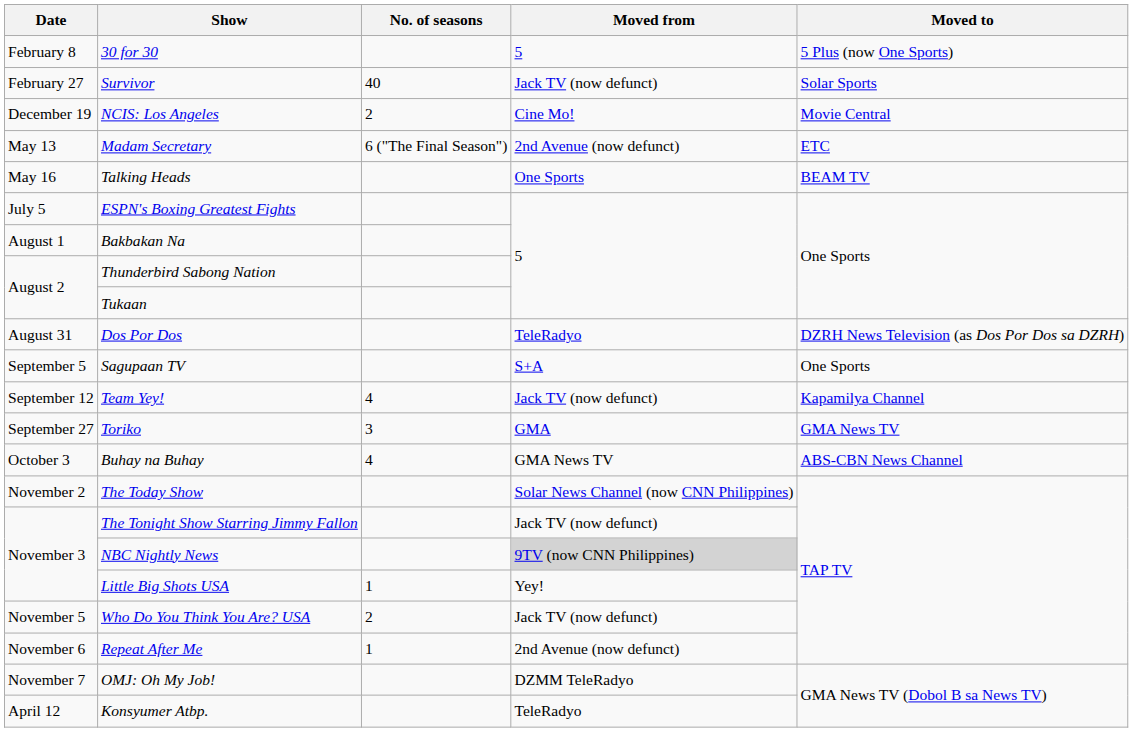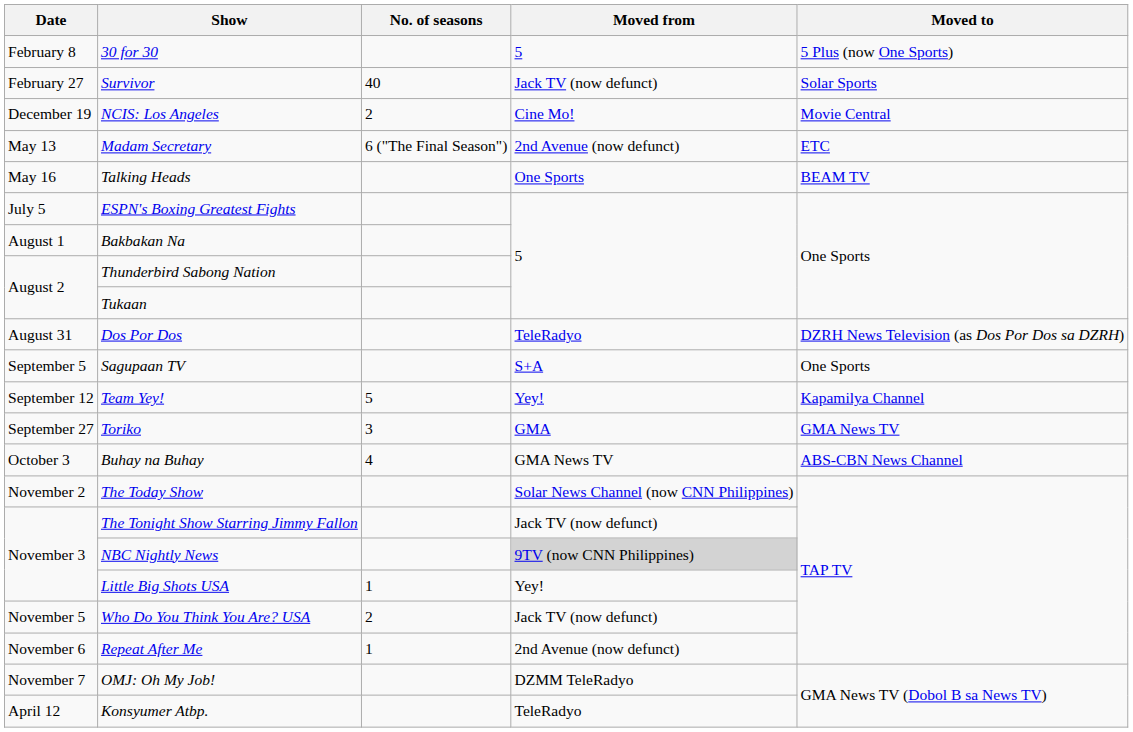(369, 397) 4 -> (369, 397) 5
(586, 397) Jack TV (now defunct) -> (529, 397) Yey!
